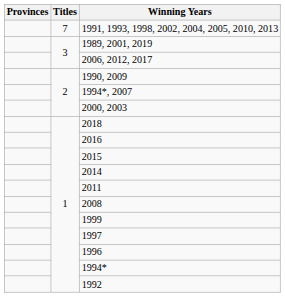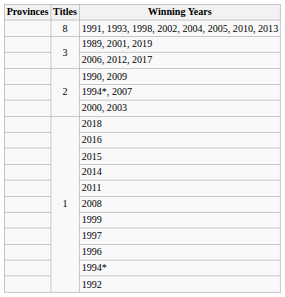(65, 28) 7 -> (65, 28) 8
